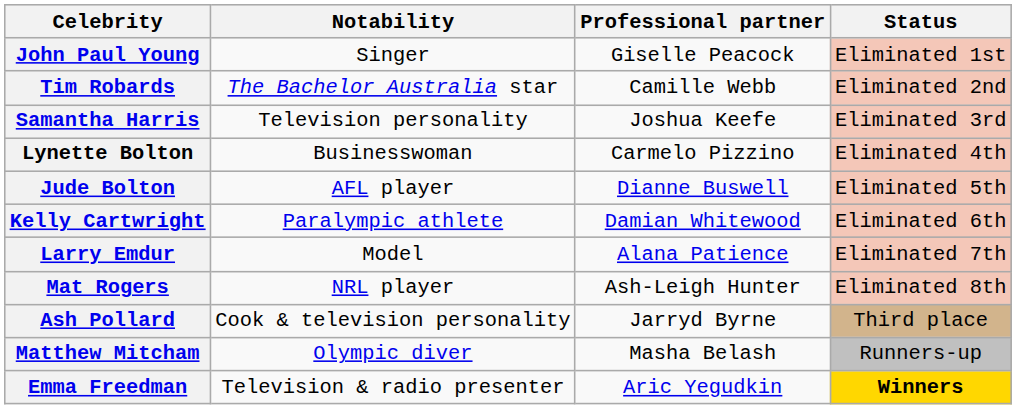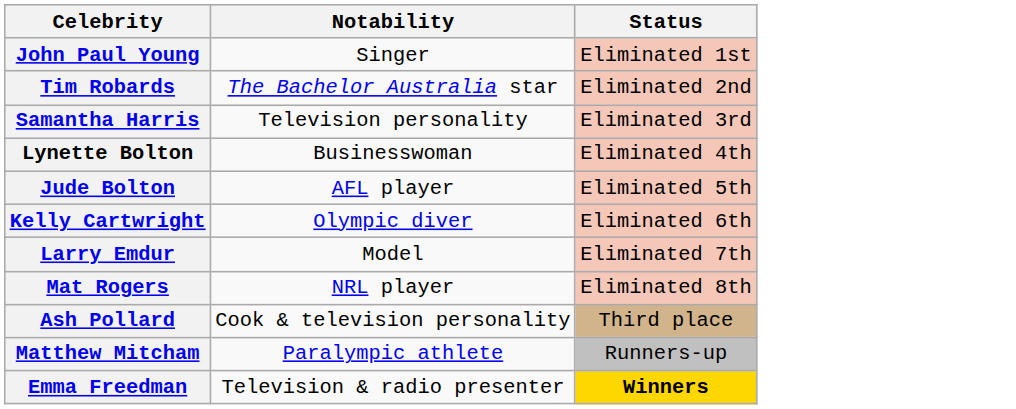- column: (703, 21)
(393, 221) Paralympic athlete -> (393, 221) Olympic diver
(393, 354) Olympic diver -> (393, 354) Paralympic athlete
